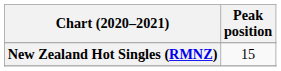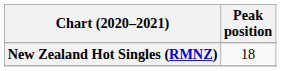(248, 54) 15 -> (248, 54) 18
